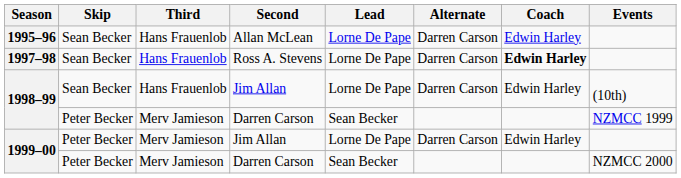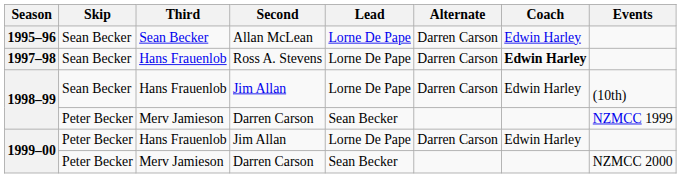(183, 37) Hans Frauenlob -> (174, 37) Sean Becker
(181, 140) Merv Jamieson -> (183, 140) Hans Frauenlob
